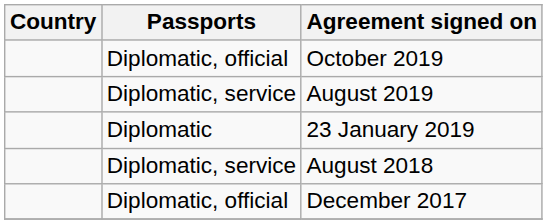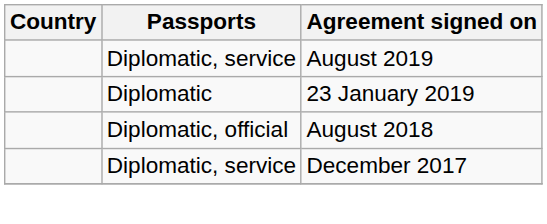- row: (375, 58)
(201, 165) Diplomatic, service -> (197, 129) Diplomatic, official
(197, 201) Diplomatic, official -> (201, 165) Diplomatic, service
